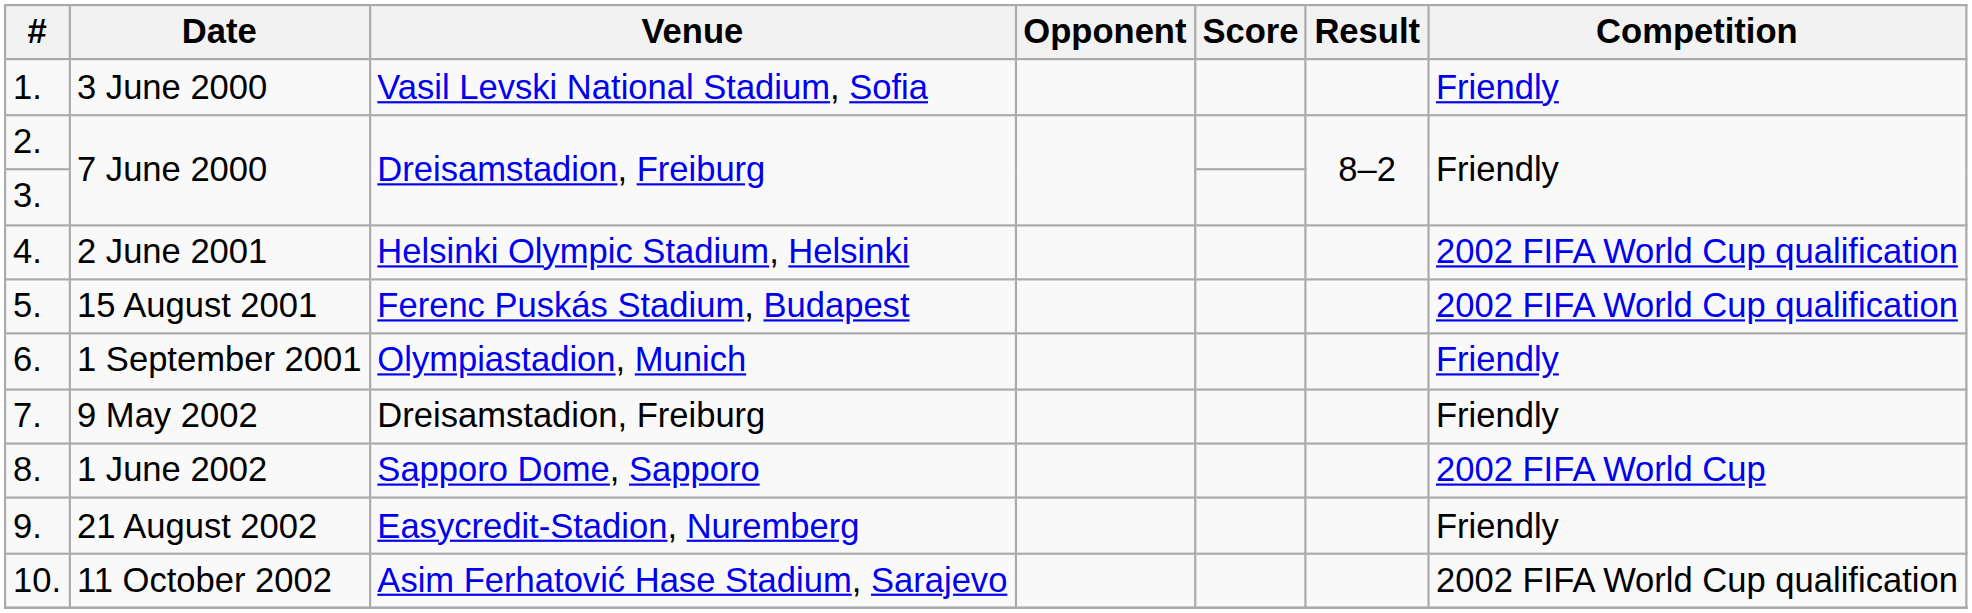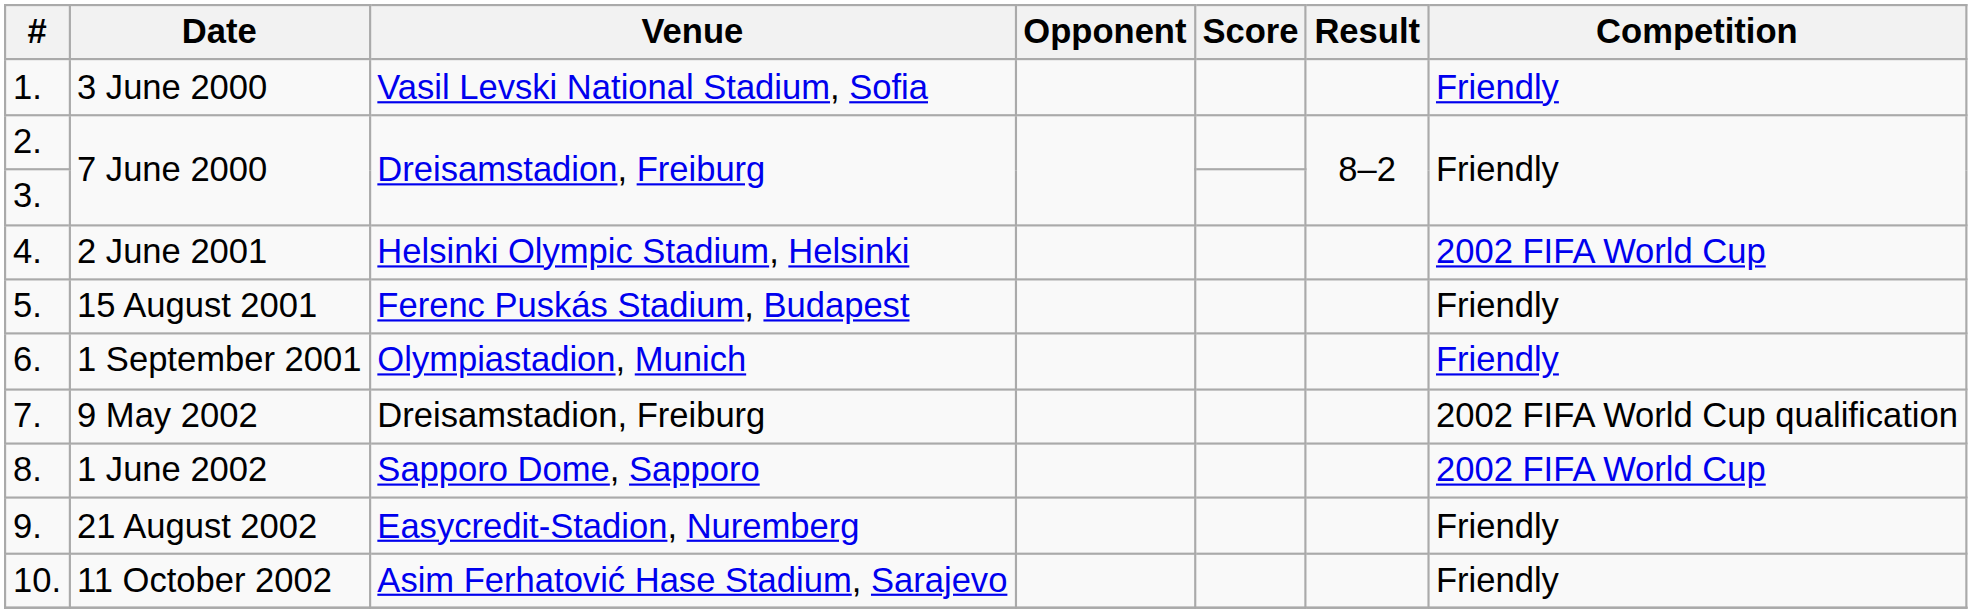(1697, 251) 2002 FIFA World Cup qualification -> (1601, 251) 2002 FIFA World Cup
(1697, 305) 2002 FIFA World Cup qualification -> (1497, 305) Friendly
(1497, 415) Friendly -> (1697, 415) 2002 FIFA World Cup qualification
(1697, 580) 2002 FIFA World Cup qualification -> (1497, 580) Friendly
